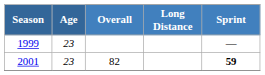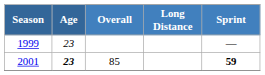(69, 61) normal -> (69, 61) bold
(115, 61) 82 -> (115, 61) 85
